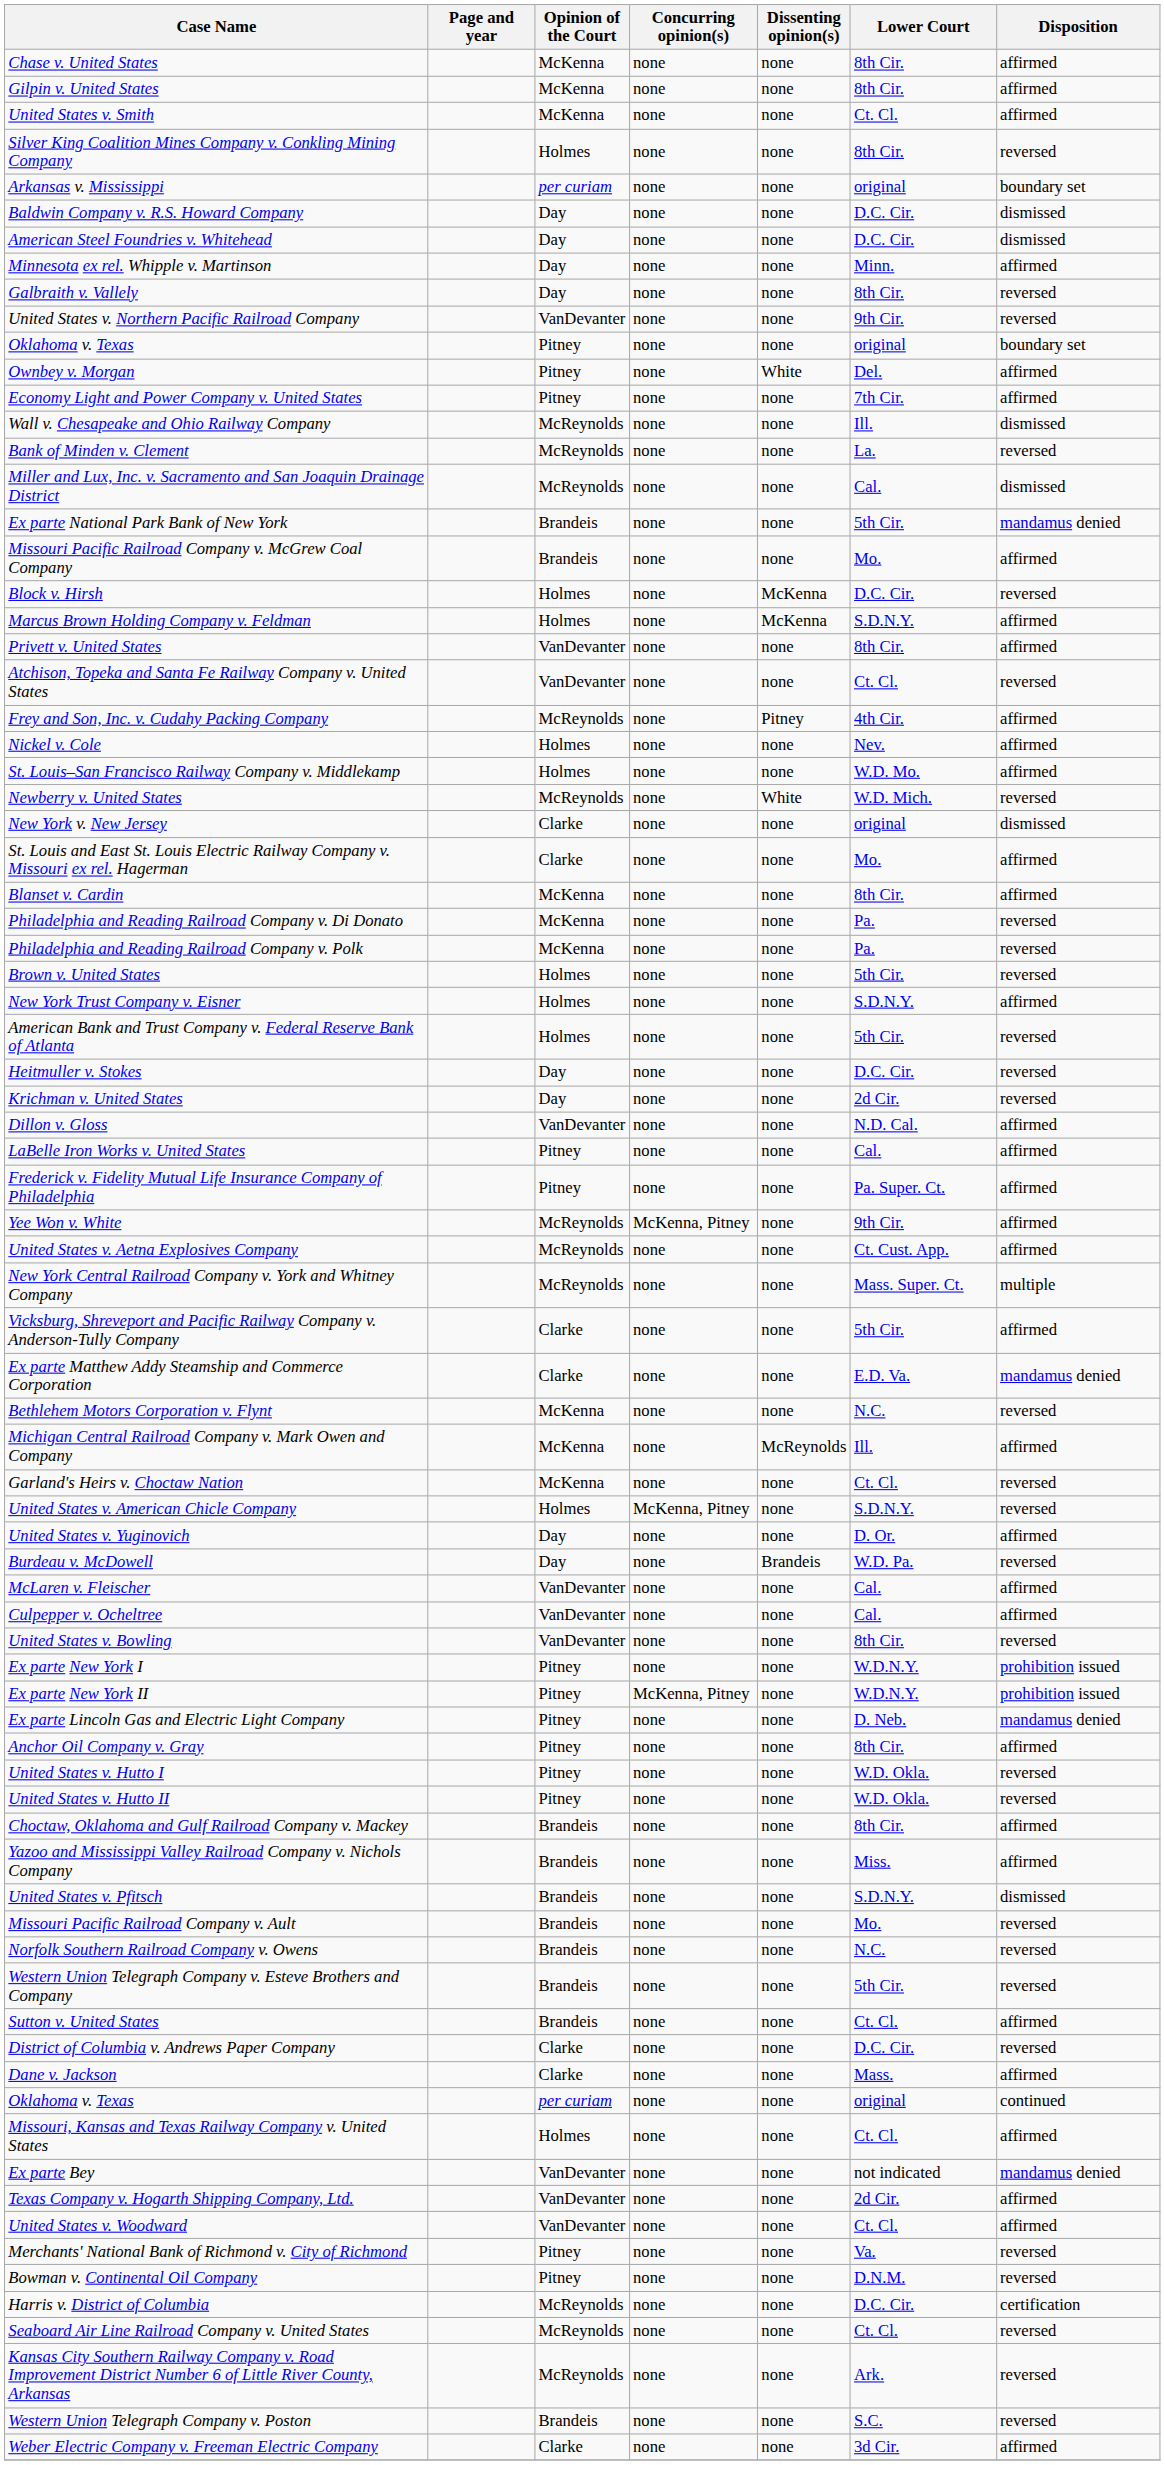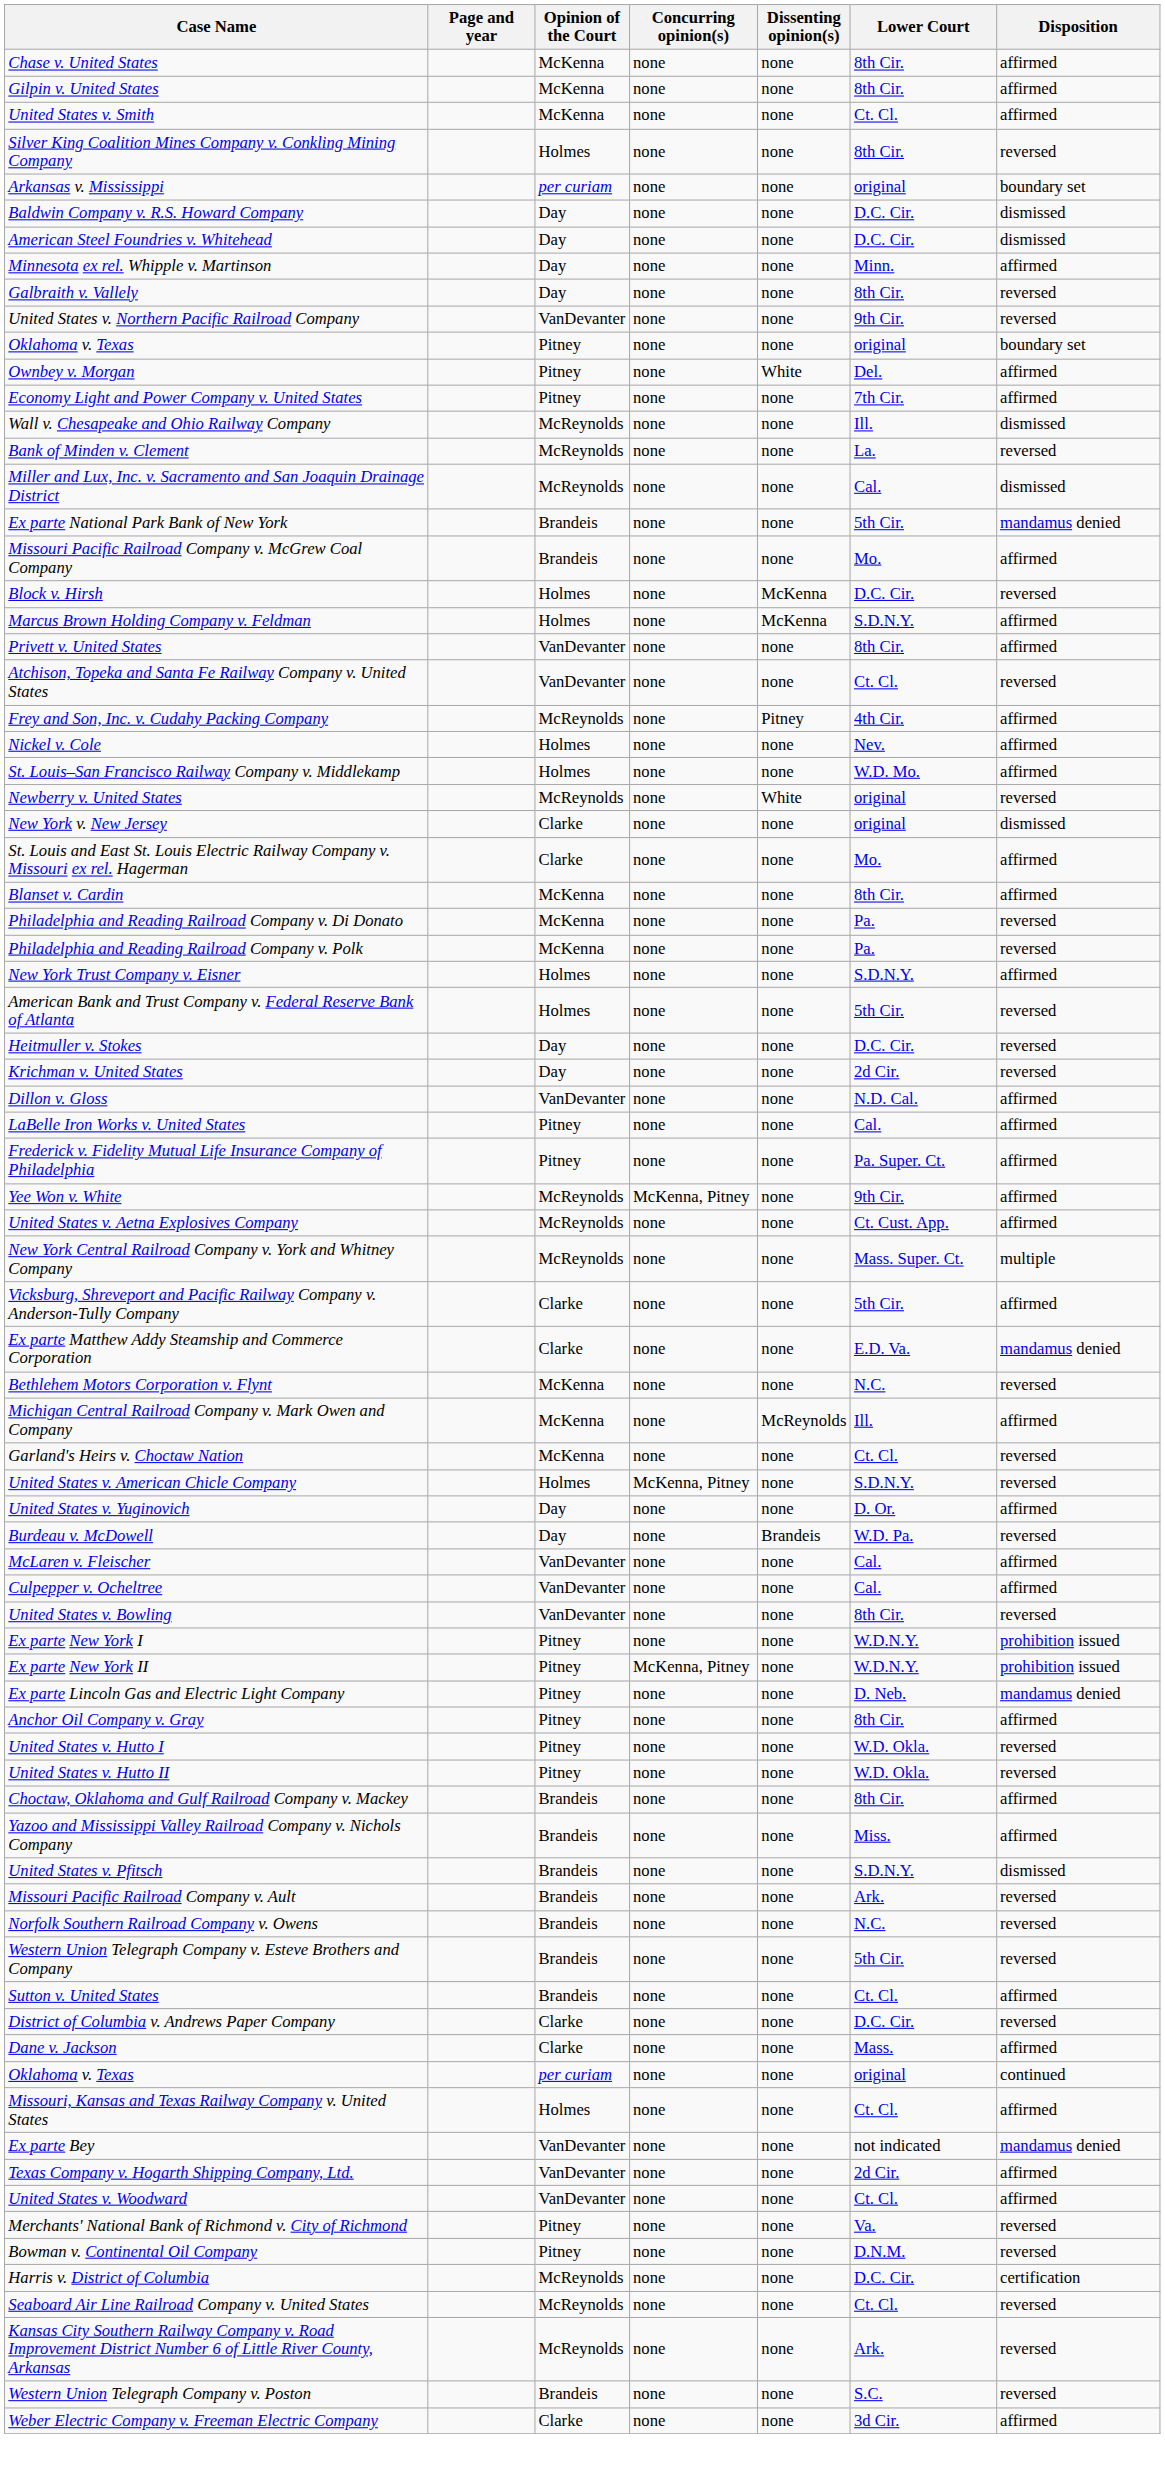(893, 797) W.D. Mich. -> (880, 797) original
- row: (84, 974)
(868, 1923) Mo. -> (869, 1897) Ark.
